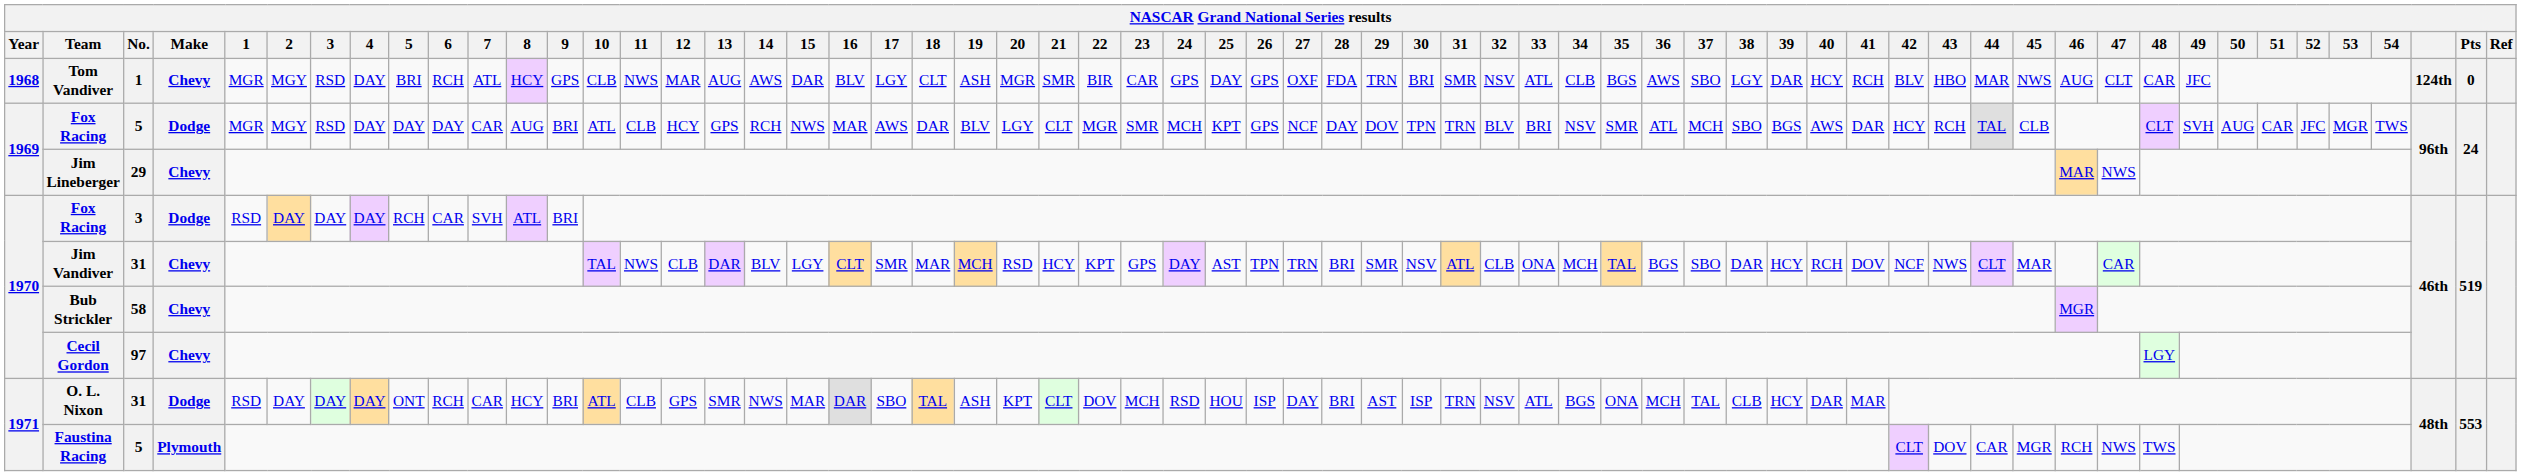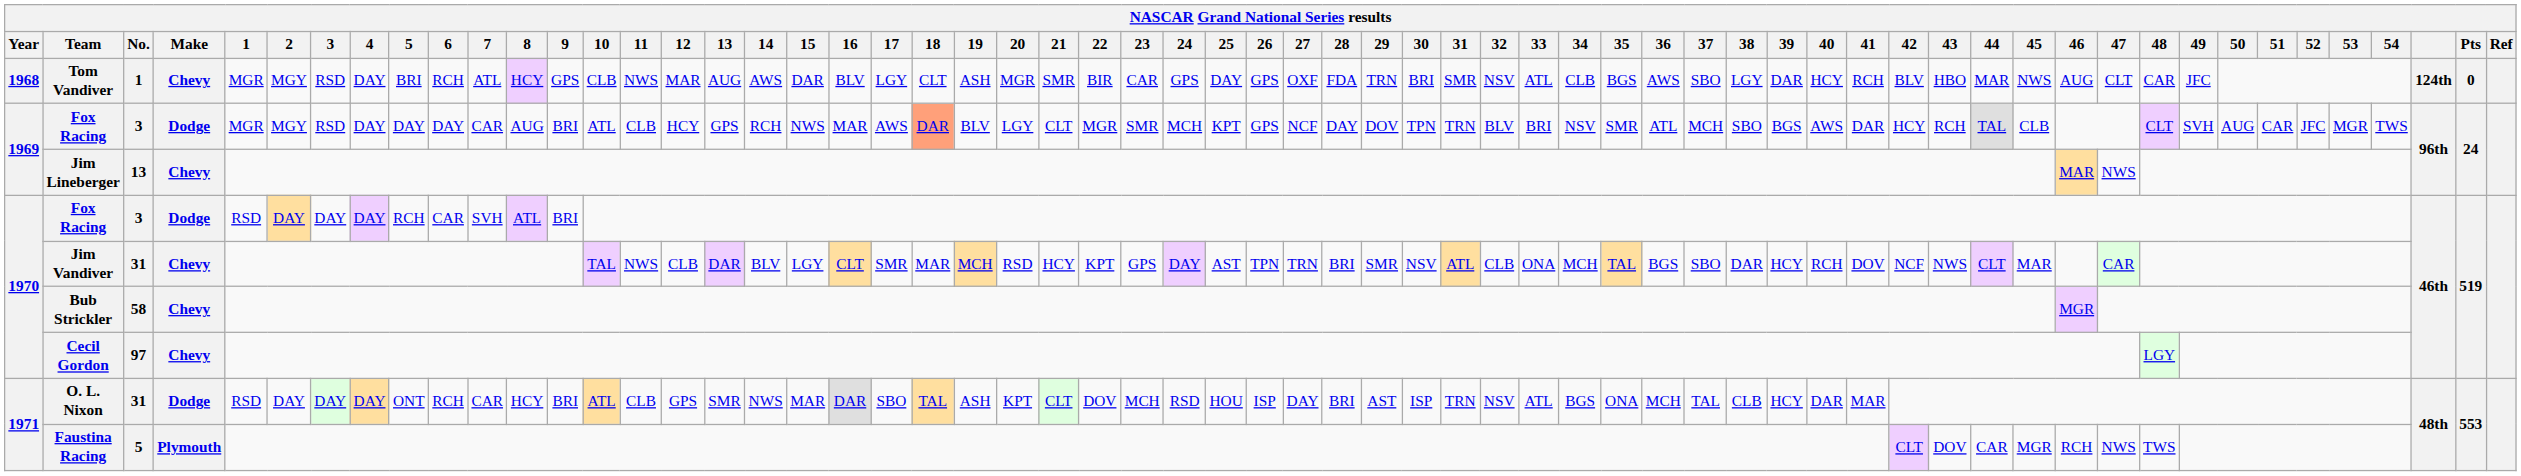(139, 126) 5 -> (139, 126) 3
(933, 126) no background -> (933, 126) lightsalmon background
(139, 172) 29 -> (139, 172) 13
